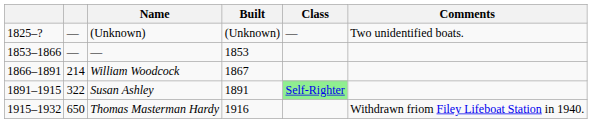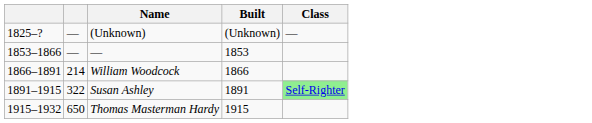- column: (467, 14)
(237, 71) 1867 -> (237, 71) 1866
(237, 109) 1916 -> (237, 109) 1915
